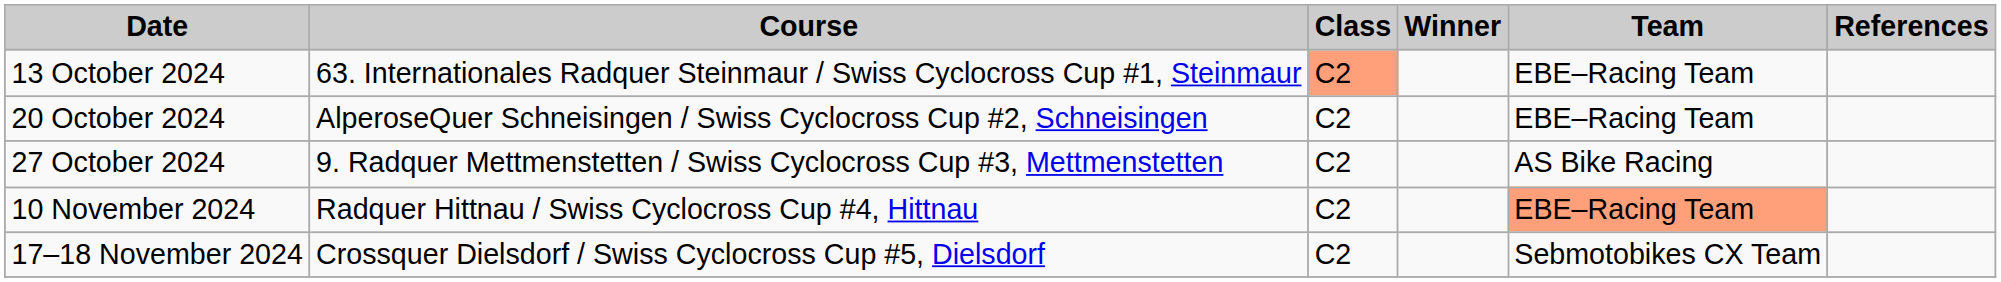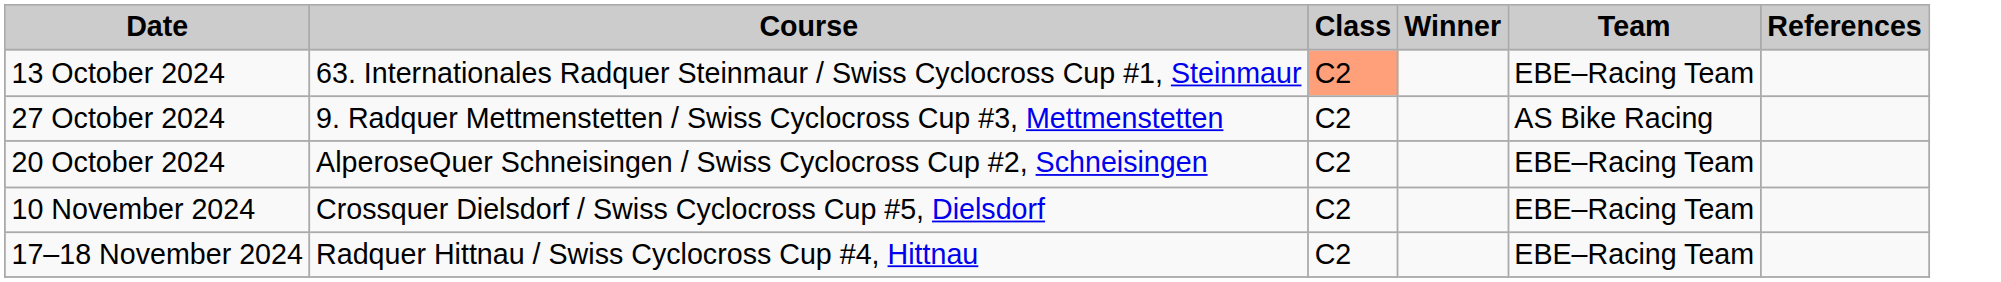rows swapped: (118, 118) <-> (118, 163)
(647, 208) Radquer Hittnau / Swiss Cyclocross Cup #4, Hittnau -> (681, 208) Crossquer Dielsdorf / Swiss Cyclocross Cup #5, Dielsdorf
(1634, 208) lightsalmon background -> (1634, 208) no background
(681, 254) Crossquer Dielsdorf / Swiss Cyclocross Cup #5, Dielsdorf -> (647, 254) Radquer Hittnau / Swiss Cyclocross Cup #4, Hittnau
(1668, 254) Sebmotobikes CX Team -> (1634, 254) EBE–Racing Team
